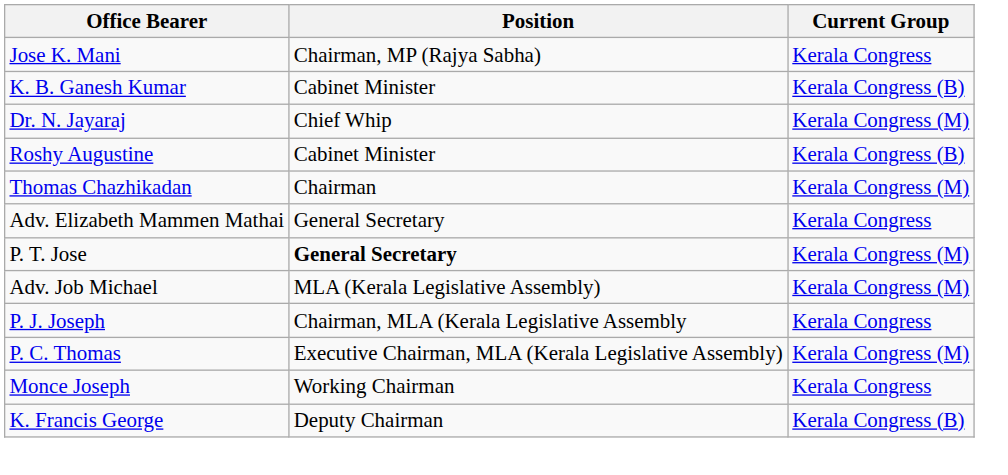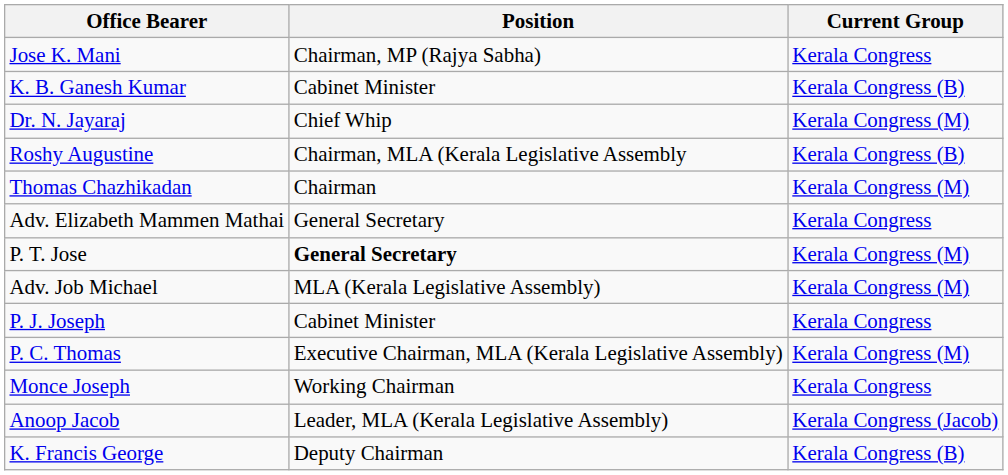(364, 154) Cabinet Minister -> (490, 154) Chairman, MLA (Kerala Legislative Assembly
(490, 320) Chairman, MLA (Kerala Legislative Assembly -> (364, 320) Cabinet Minister
+ row: (64, 420)
